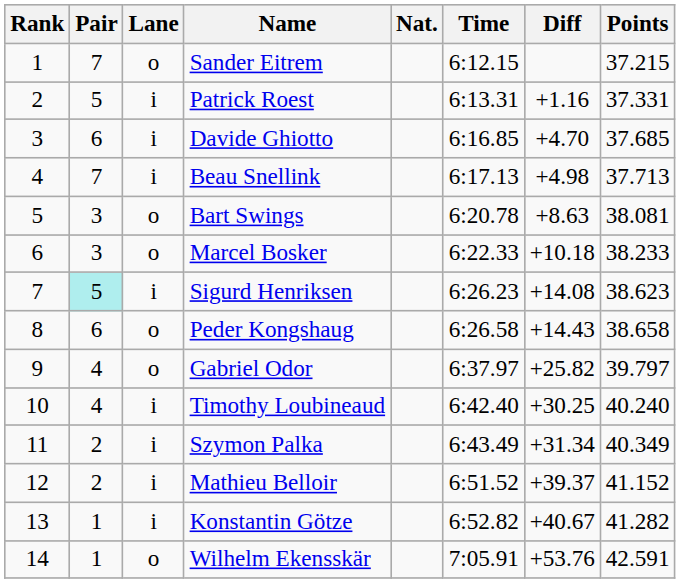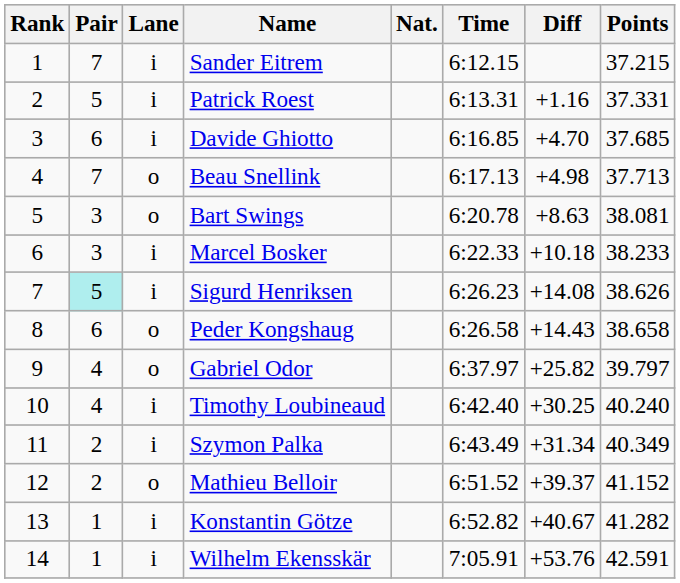(154, 62) o -> (154, 62) i
(154, 176) i -> (154, 176) o
(154, 253) o -> (154, 253) i
(638, 291) 38.623 -> (638, 291) 38.626
(154, 482) i -> (154, 482) o
(154, 559) o -> (154, 559) i
